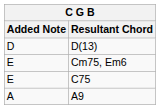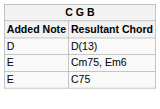- row: (77, 96)
